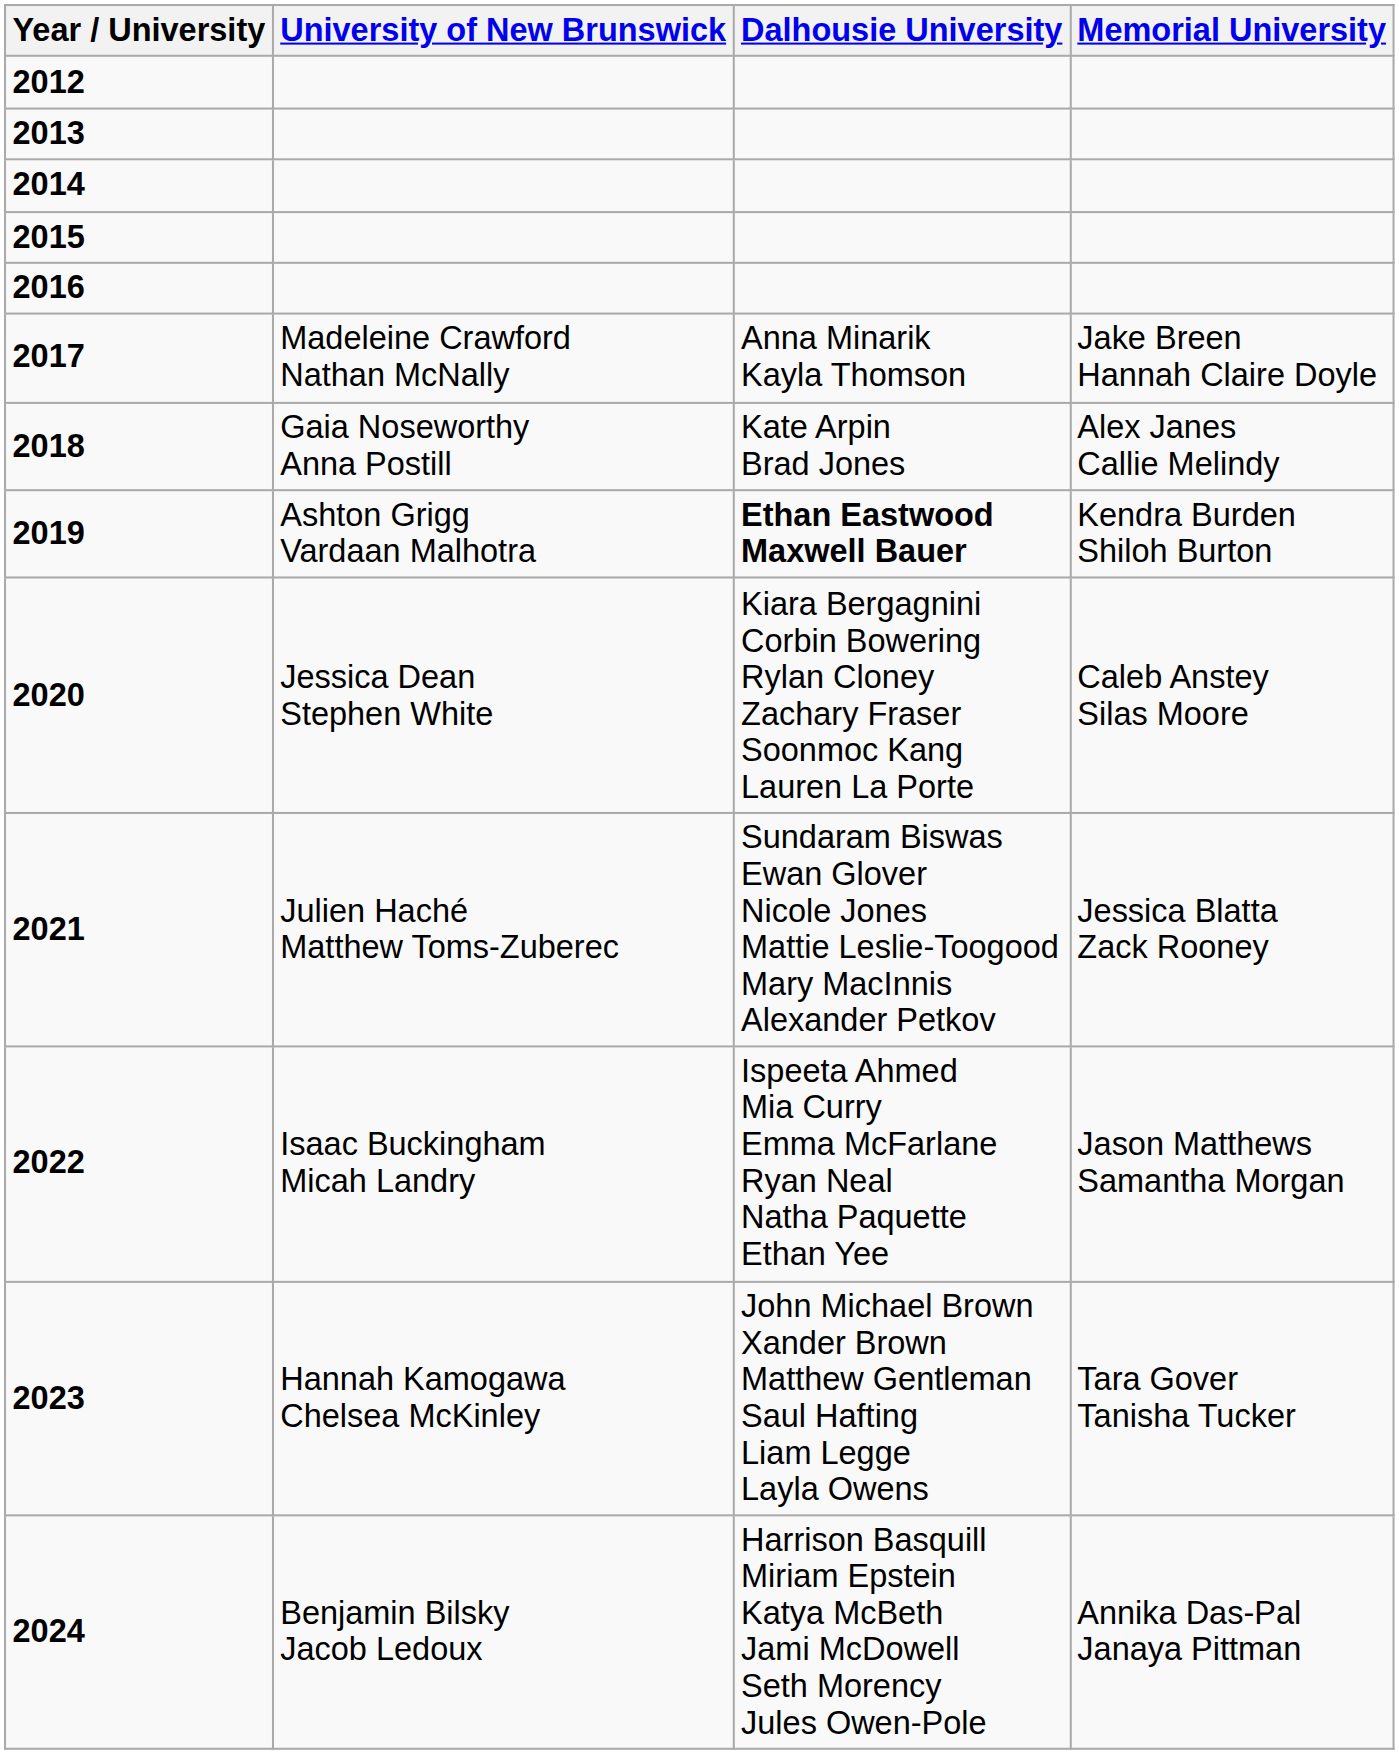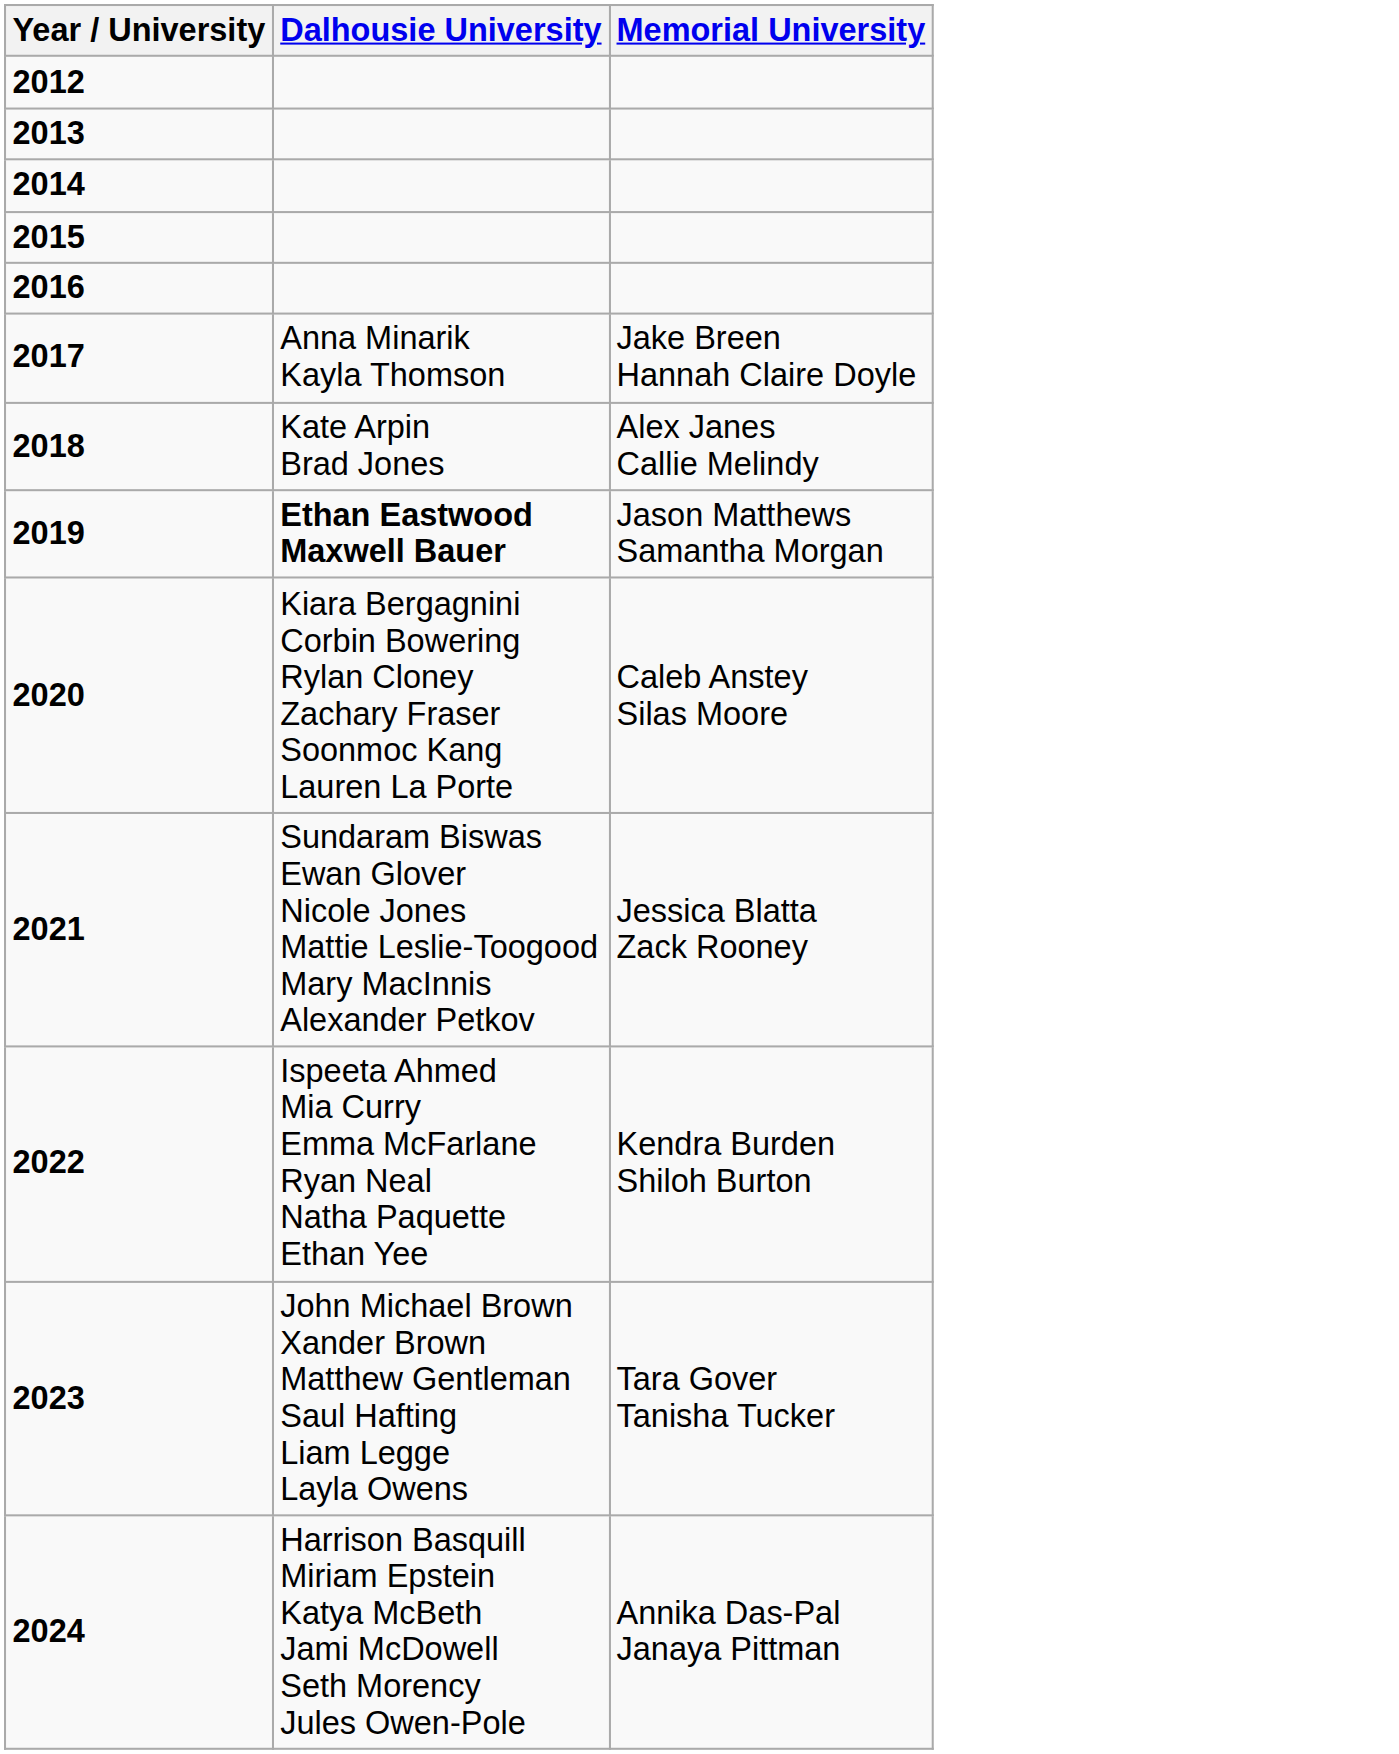- column: (503, 30)
(1187, 533) Kendra Burden Shiloh Burton -> (750, 533) Jason Matthews Samantha Morgan
(1211, 1163) Jason Matthews Samantha Morgan -> (726, 1163) Kendra Burden Shiloh Burton
